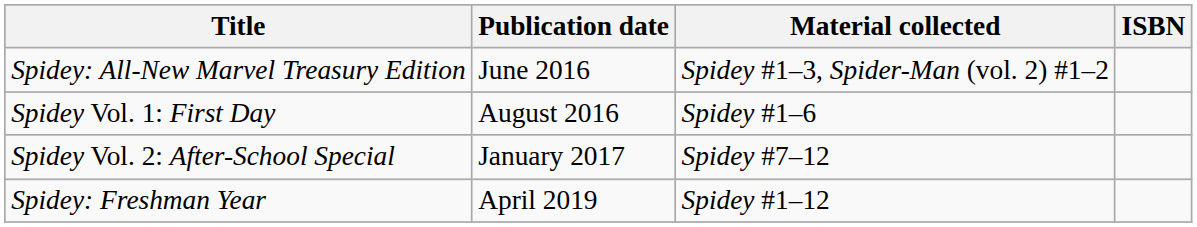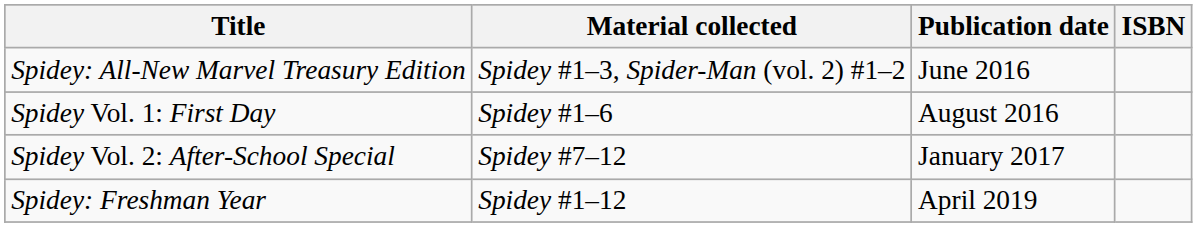columns swapped: (895, 26) <-> (574, 26)
